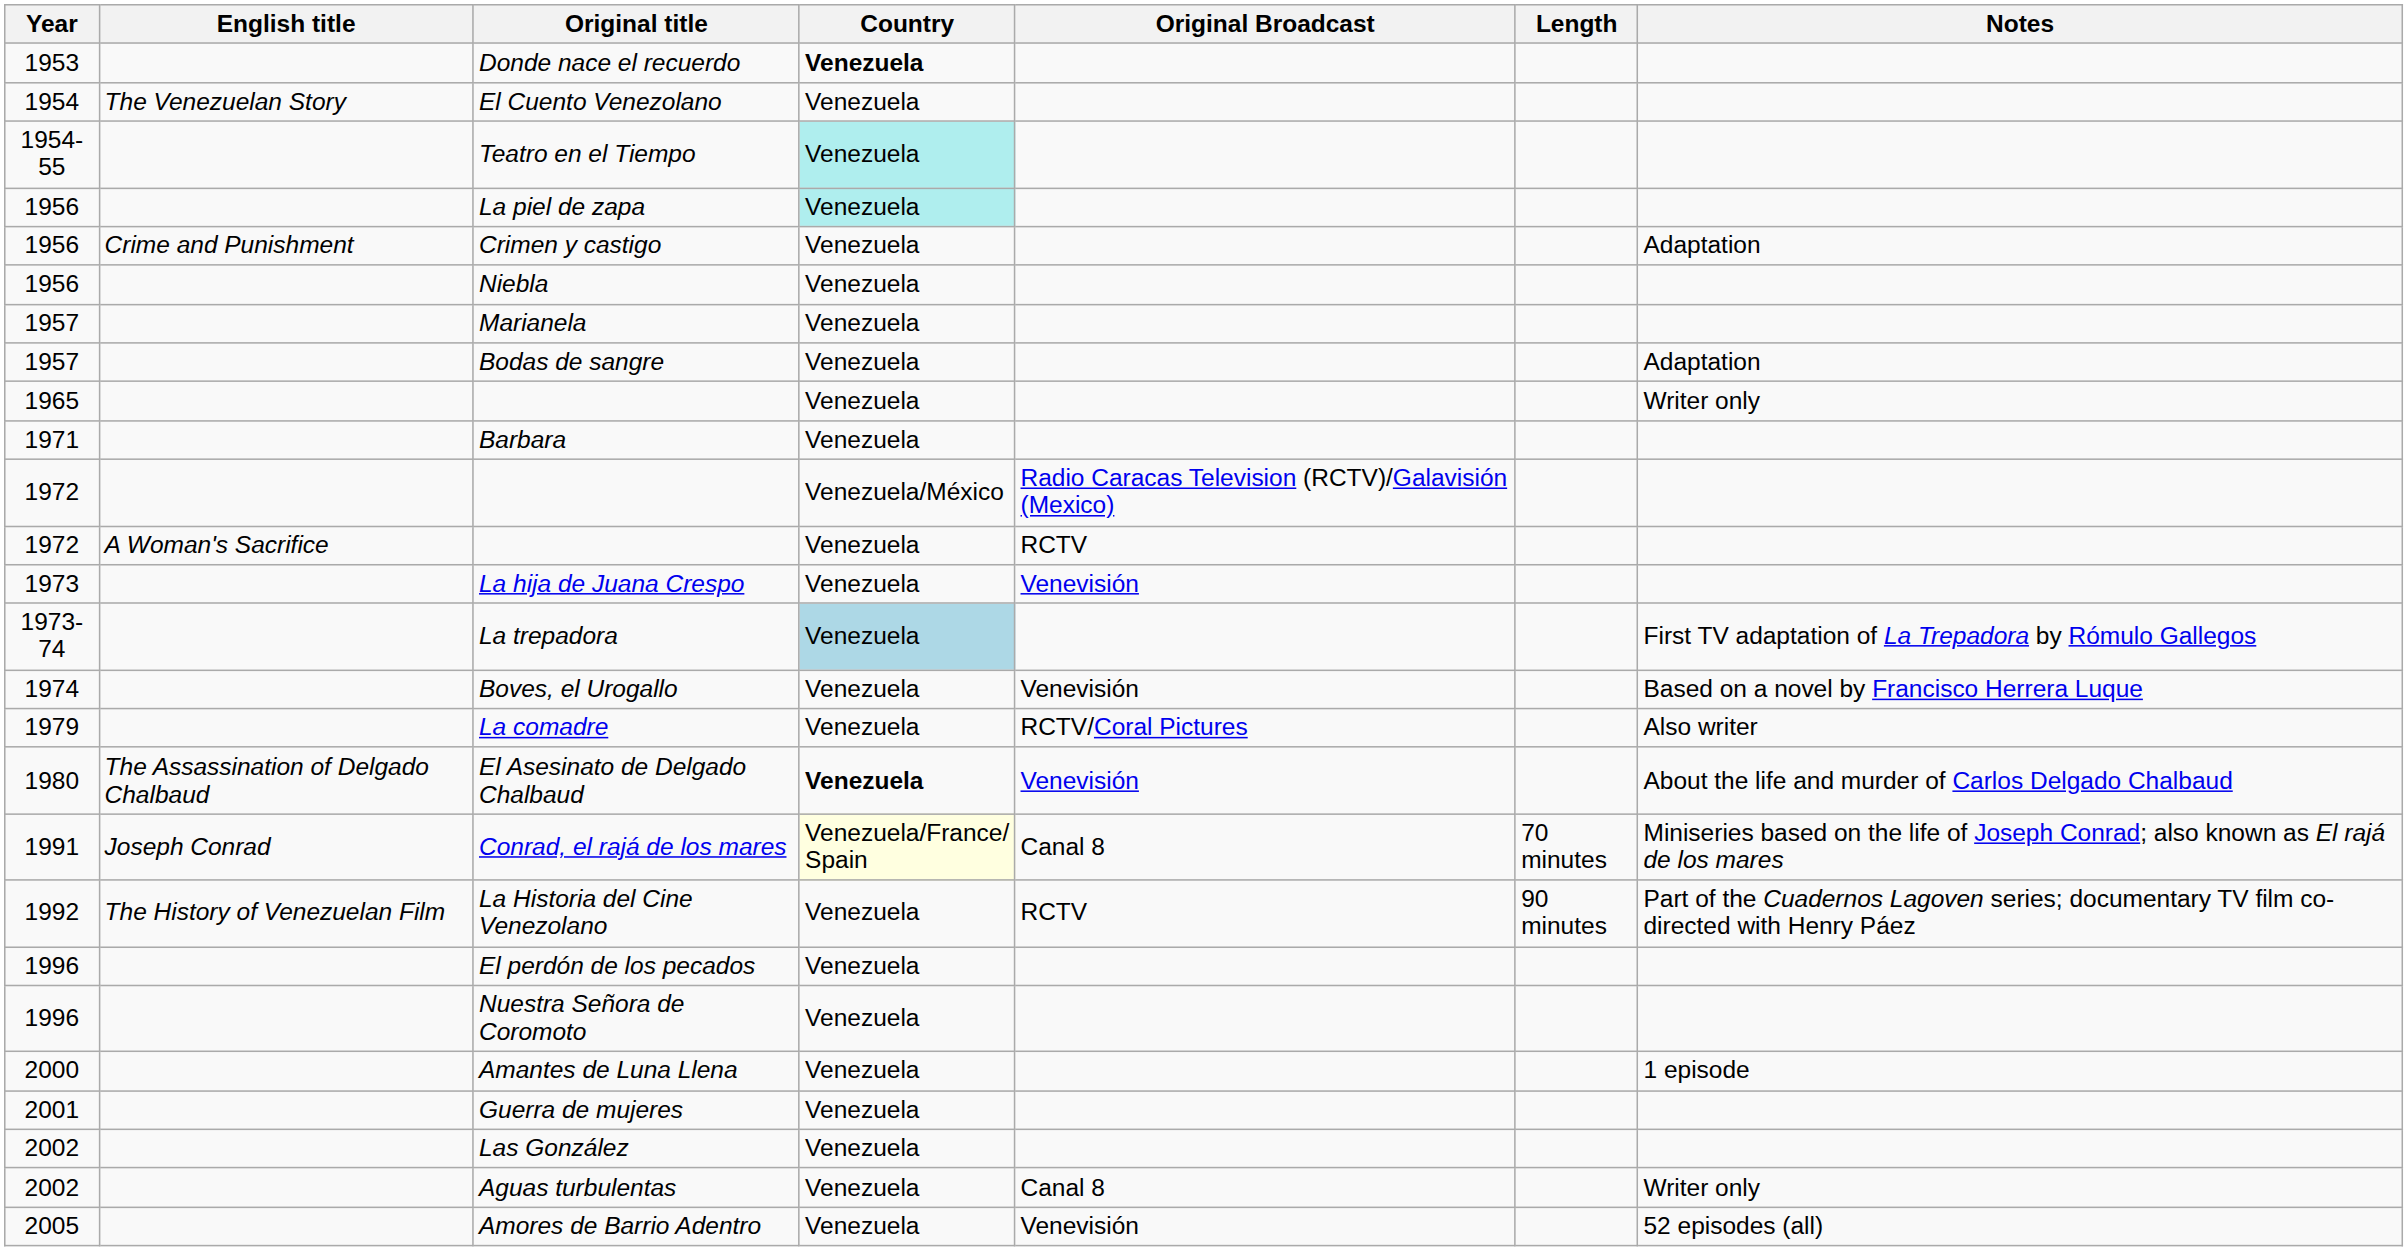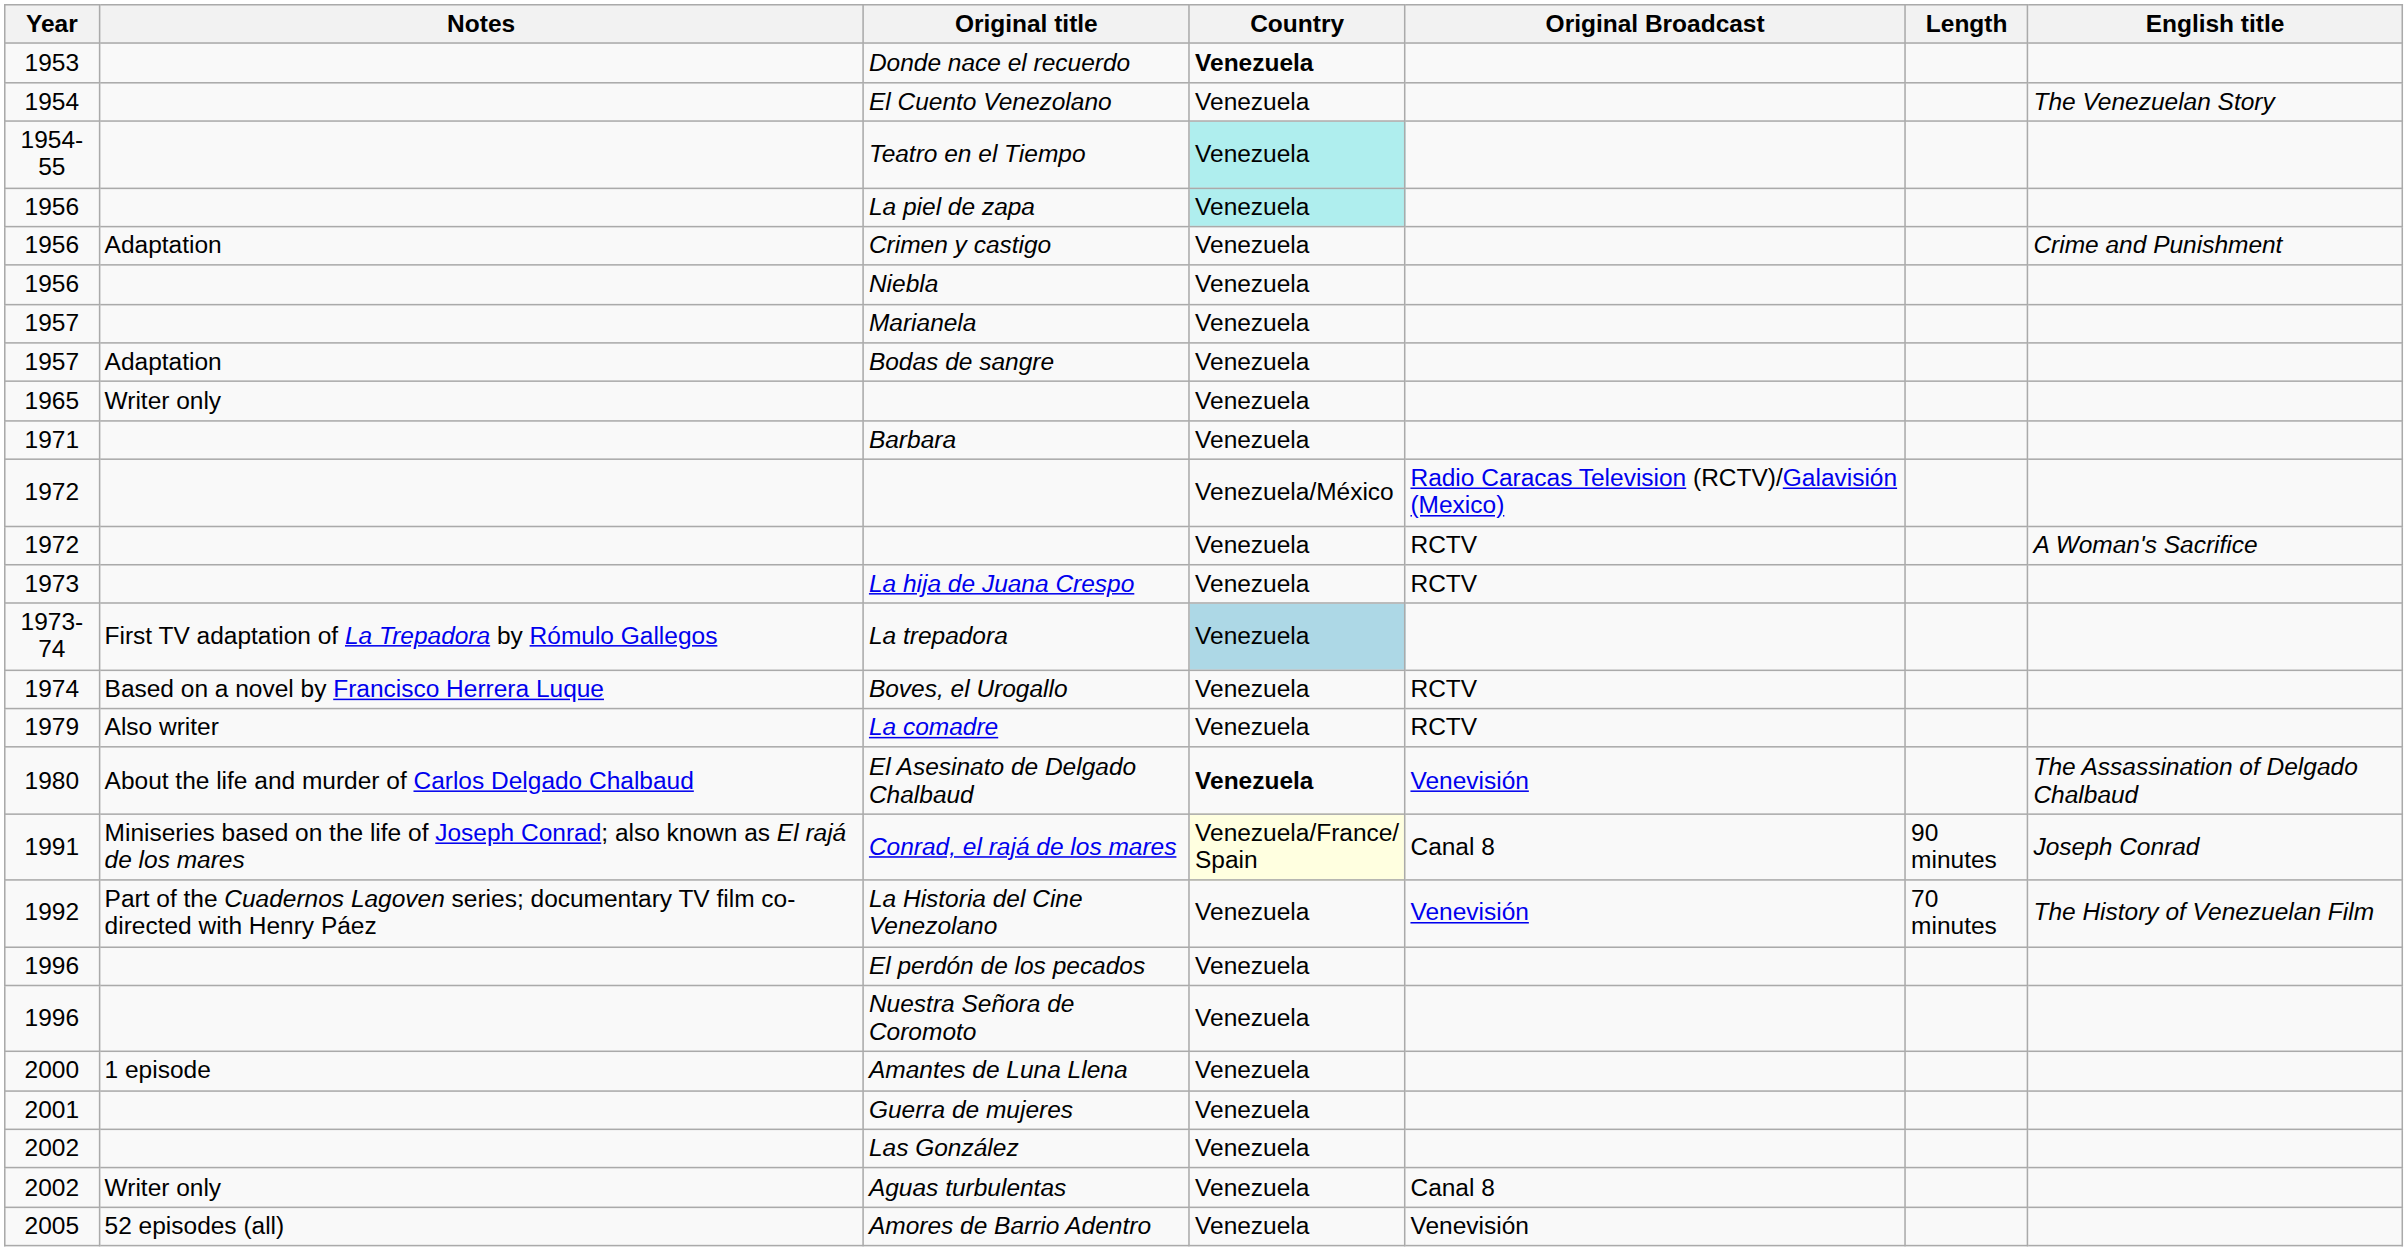columns swapped: (286, 23) <-> (2020, 23)
(1080, 583) Venevisión -> (1444, 583) RCTV
(1080, 688) Venevisión -> (1444, 688) RCTV
(1134, 727) RCTV/Coral Pictures -> (1444, 727) RCTV
(1564, 846) 70 minutes -> (1954, 846) 90 minutes
(1054, 913) RCTV -> (1470, 913) Venevisión
(1564, 913) 90 minutes -> (1954, 913) 70 minutes
